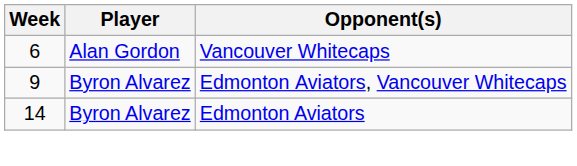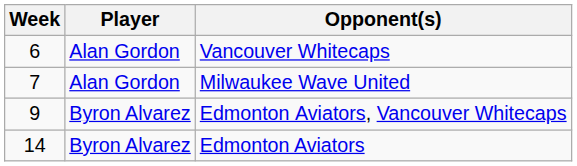+ row: (305, 82)
